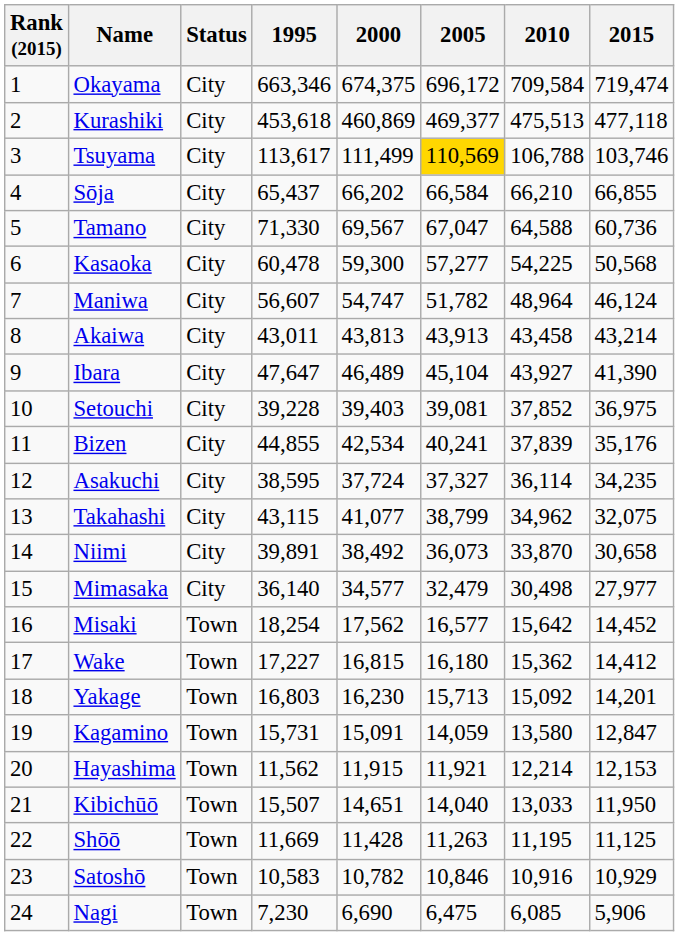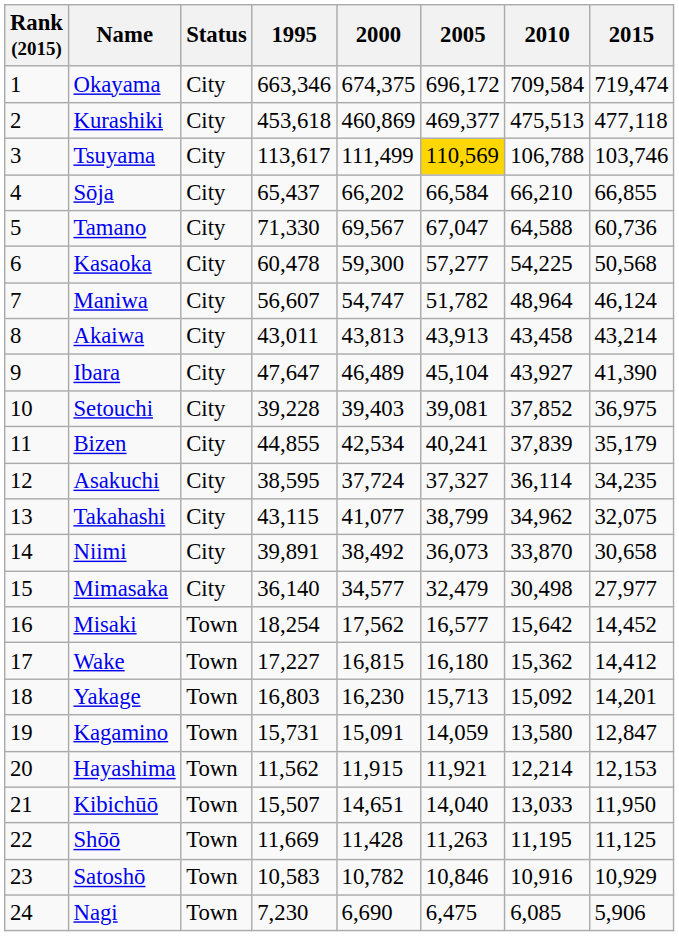(626, 444) 35,176 -> (626, 444) 35,179
